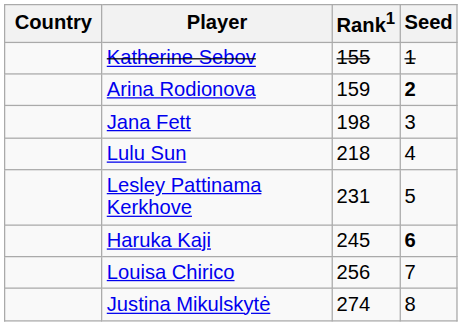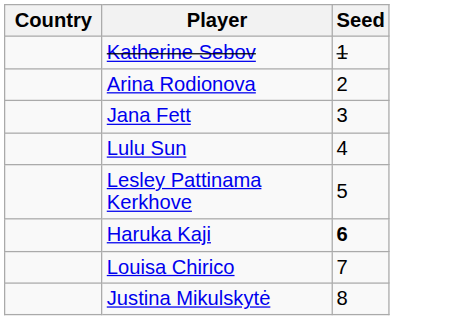- column: (366, 23)
(410, 89) bold -> (342, 84) normal
